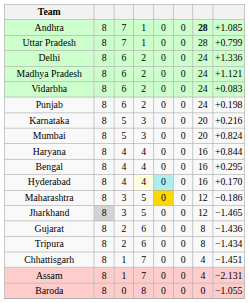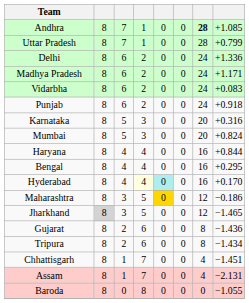(229, 74) +1.121 -> (229, 74) +1.171
(229, 105) +0.198 -> (229, 105) +0.918
(229, 120) +0.216 -> (229, 120) +0.316
